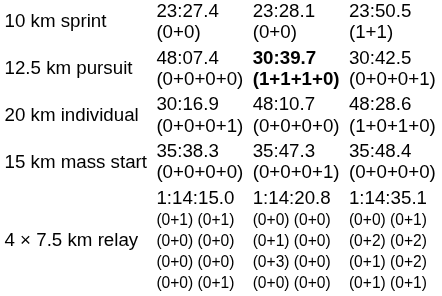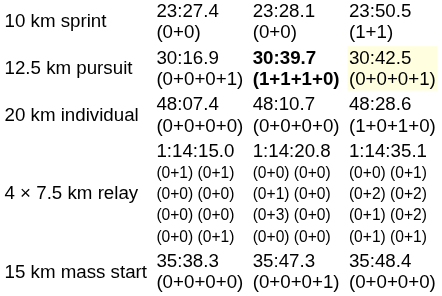(200, 68) 48:07.4 (0+0+0+0) -> (200, 68) 30:16.9 (0+0+0+1)
(392, 68) no background -> (392, 68) lightyellow background
(200, 115) 30:16.9 (0+0+0+1) -> (200, 115) 48:07.4 (0+0+0+0)
rows swapped: (71, 240) <-> (76, 161)
